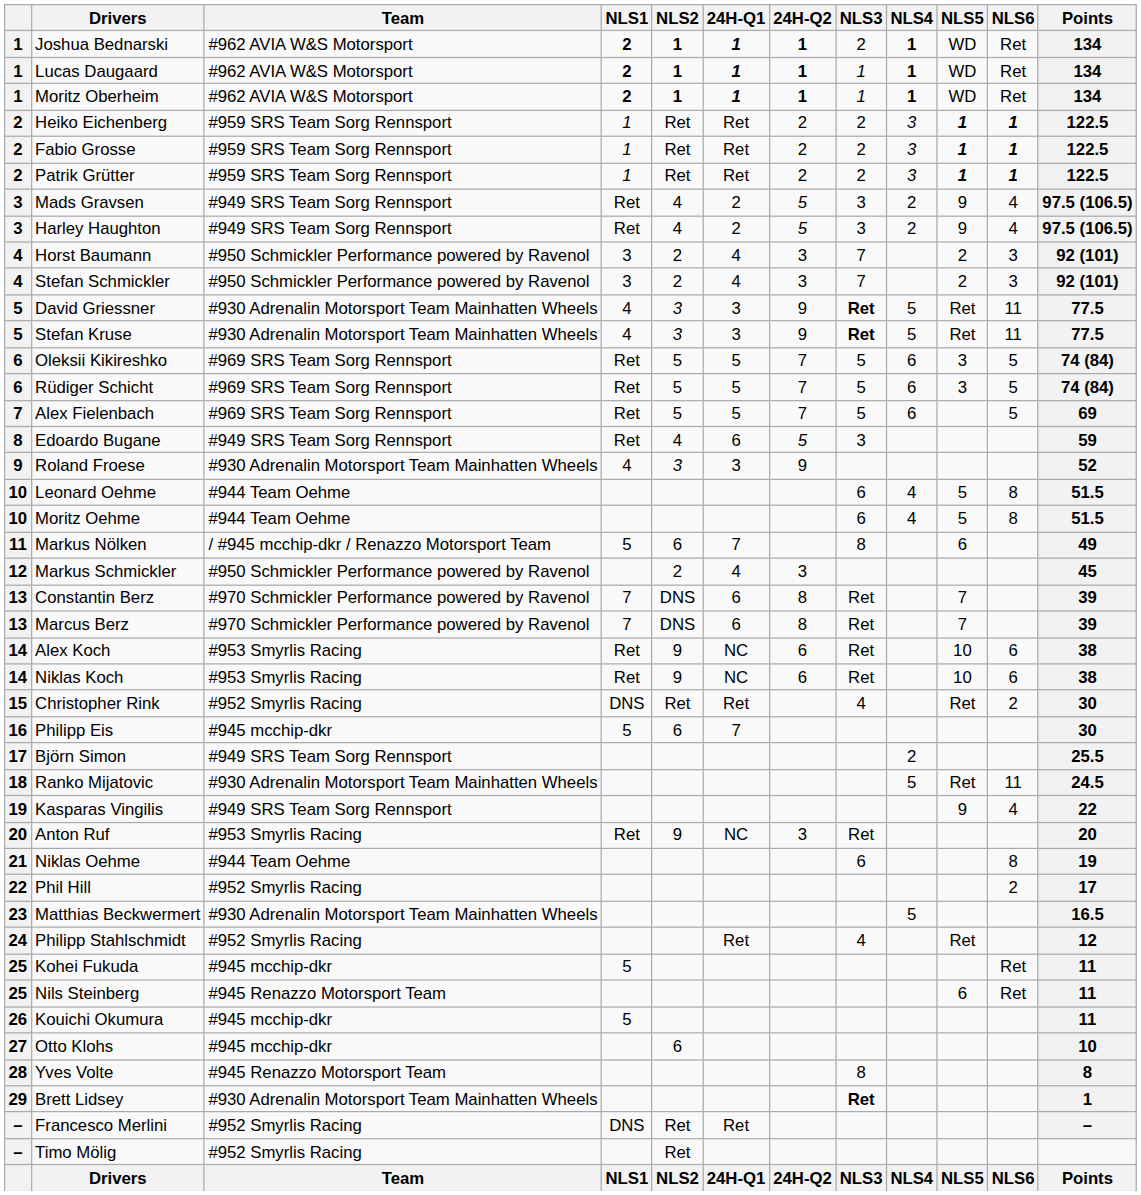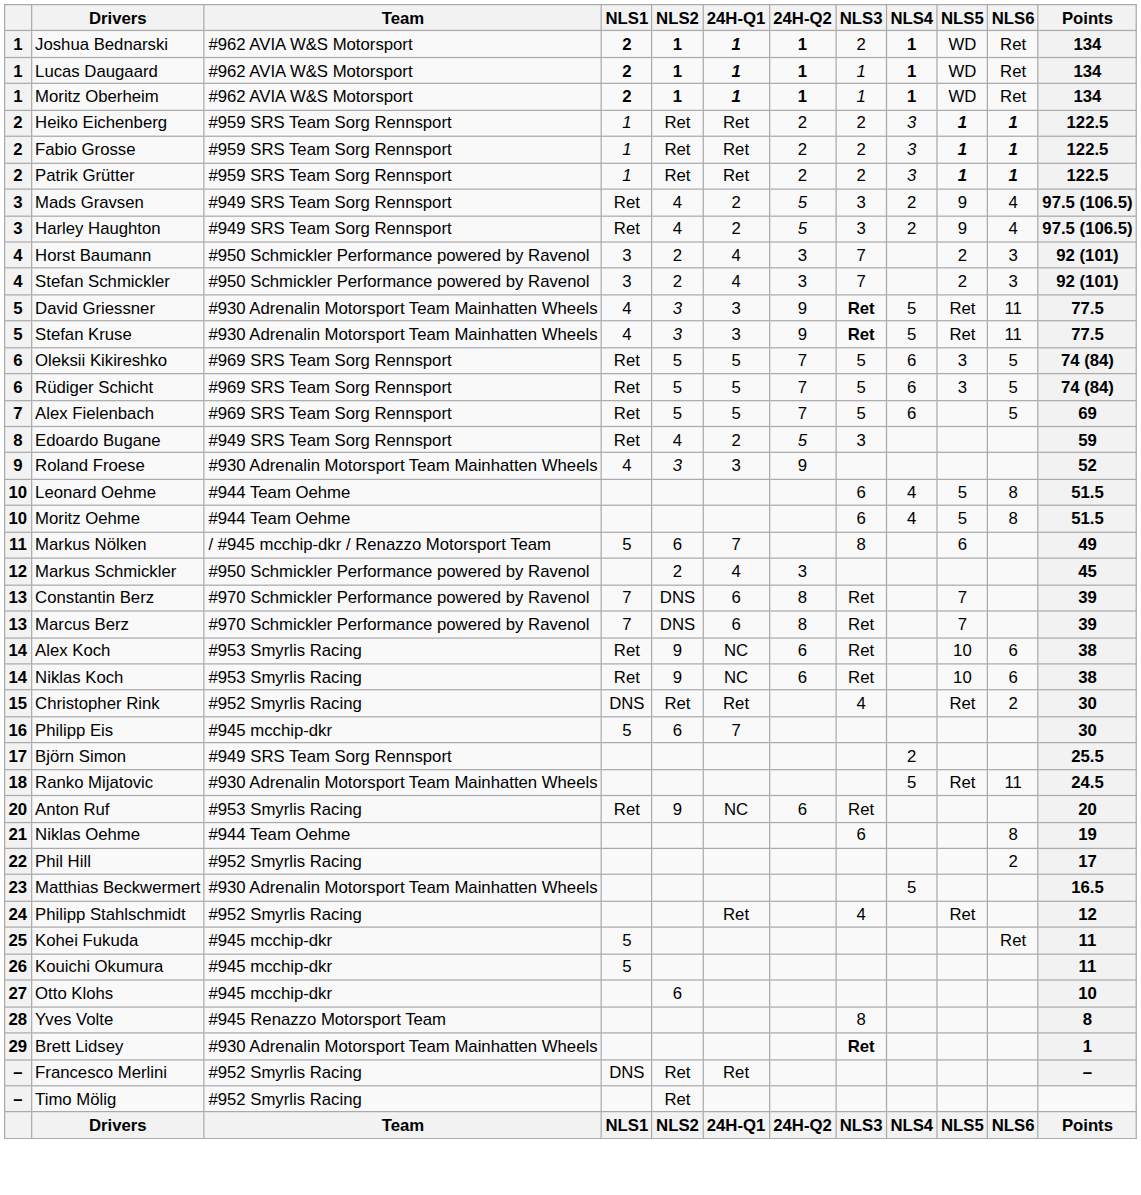(736, 439) 6 -> (736, 439) 2
- row: (99, 808)
(803, 835) 3 -> (803, 808) 6
- row: (87, 993)
